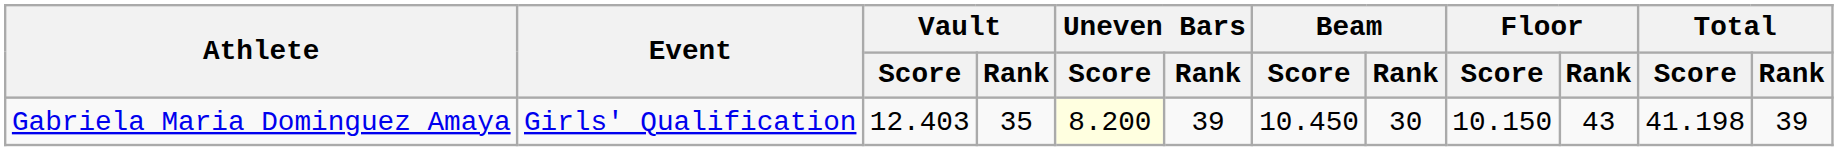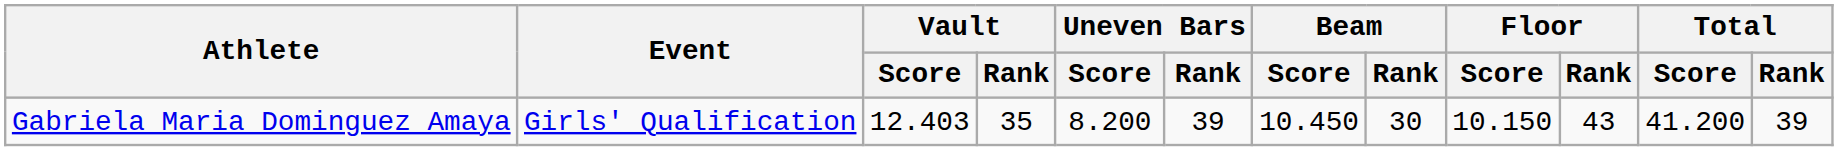(1110, 121) lightyellow background -> (1110, 121) no background
(1695, 121) 41.198 -> (1695, 121) 41.200
